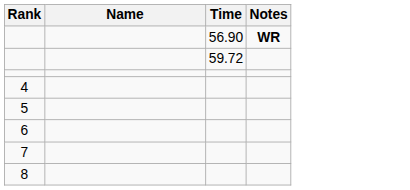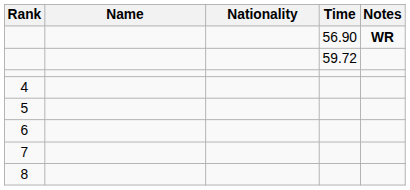+ column: (262, 15)
